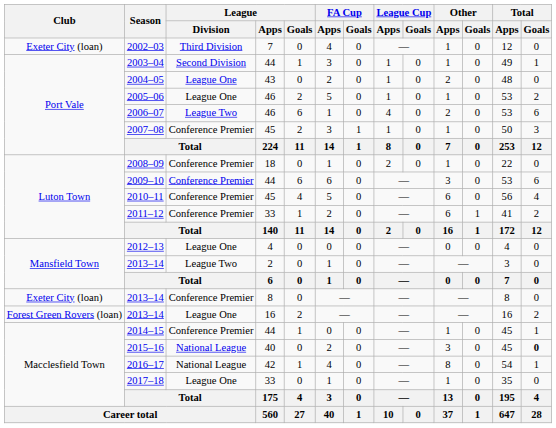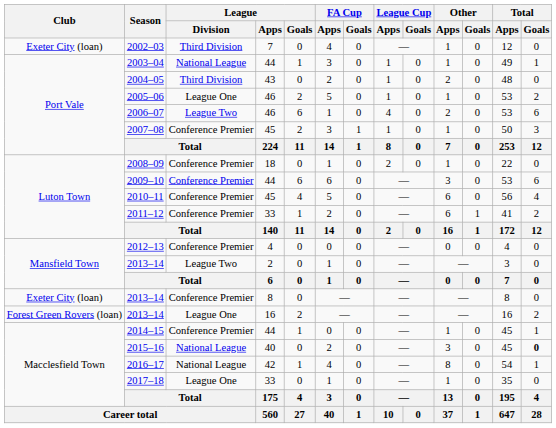(211, 63) Second Division -> (211, 63) National League
(211, 79) League One -> (211, 79) Third Division
(211, 247) League One -> (211, 247) Conference Premier
